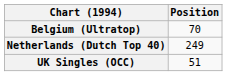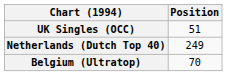rows swapped: (86, 29) <-> (86, 62)
